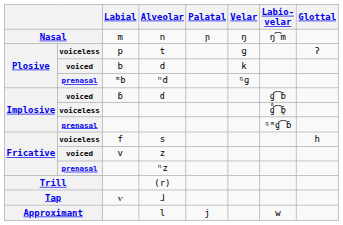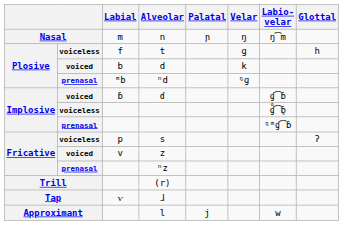(120, 51) p -> (120, 51) f
(317, 51) ʔ -> (317, 51) h
(120, 139) f -> (120, 139) p
(317, 139) h -> (317, 139) ʔ
